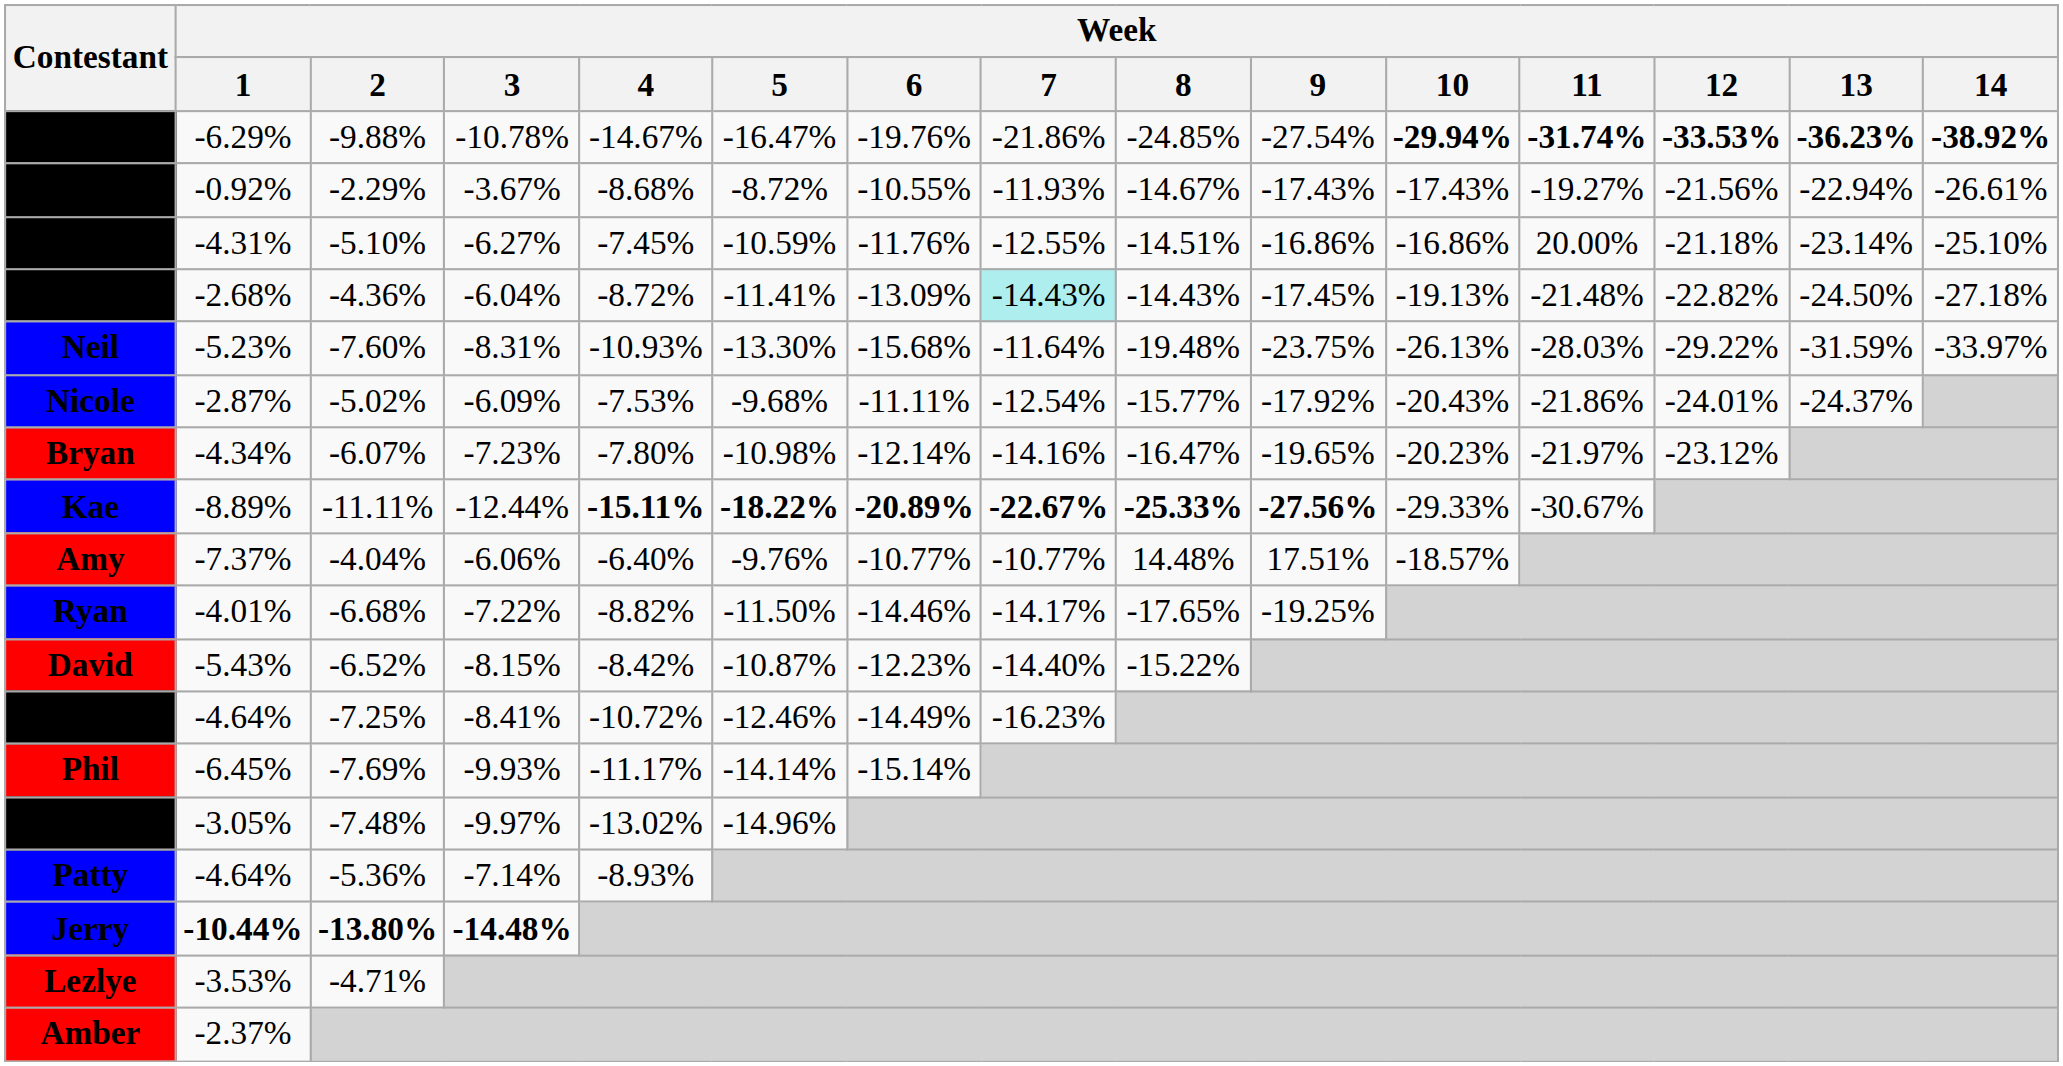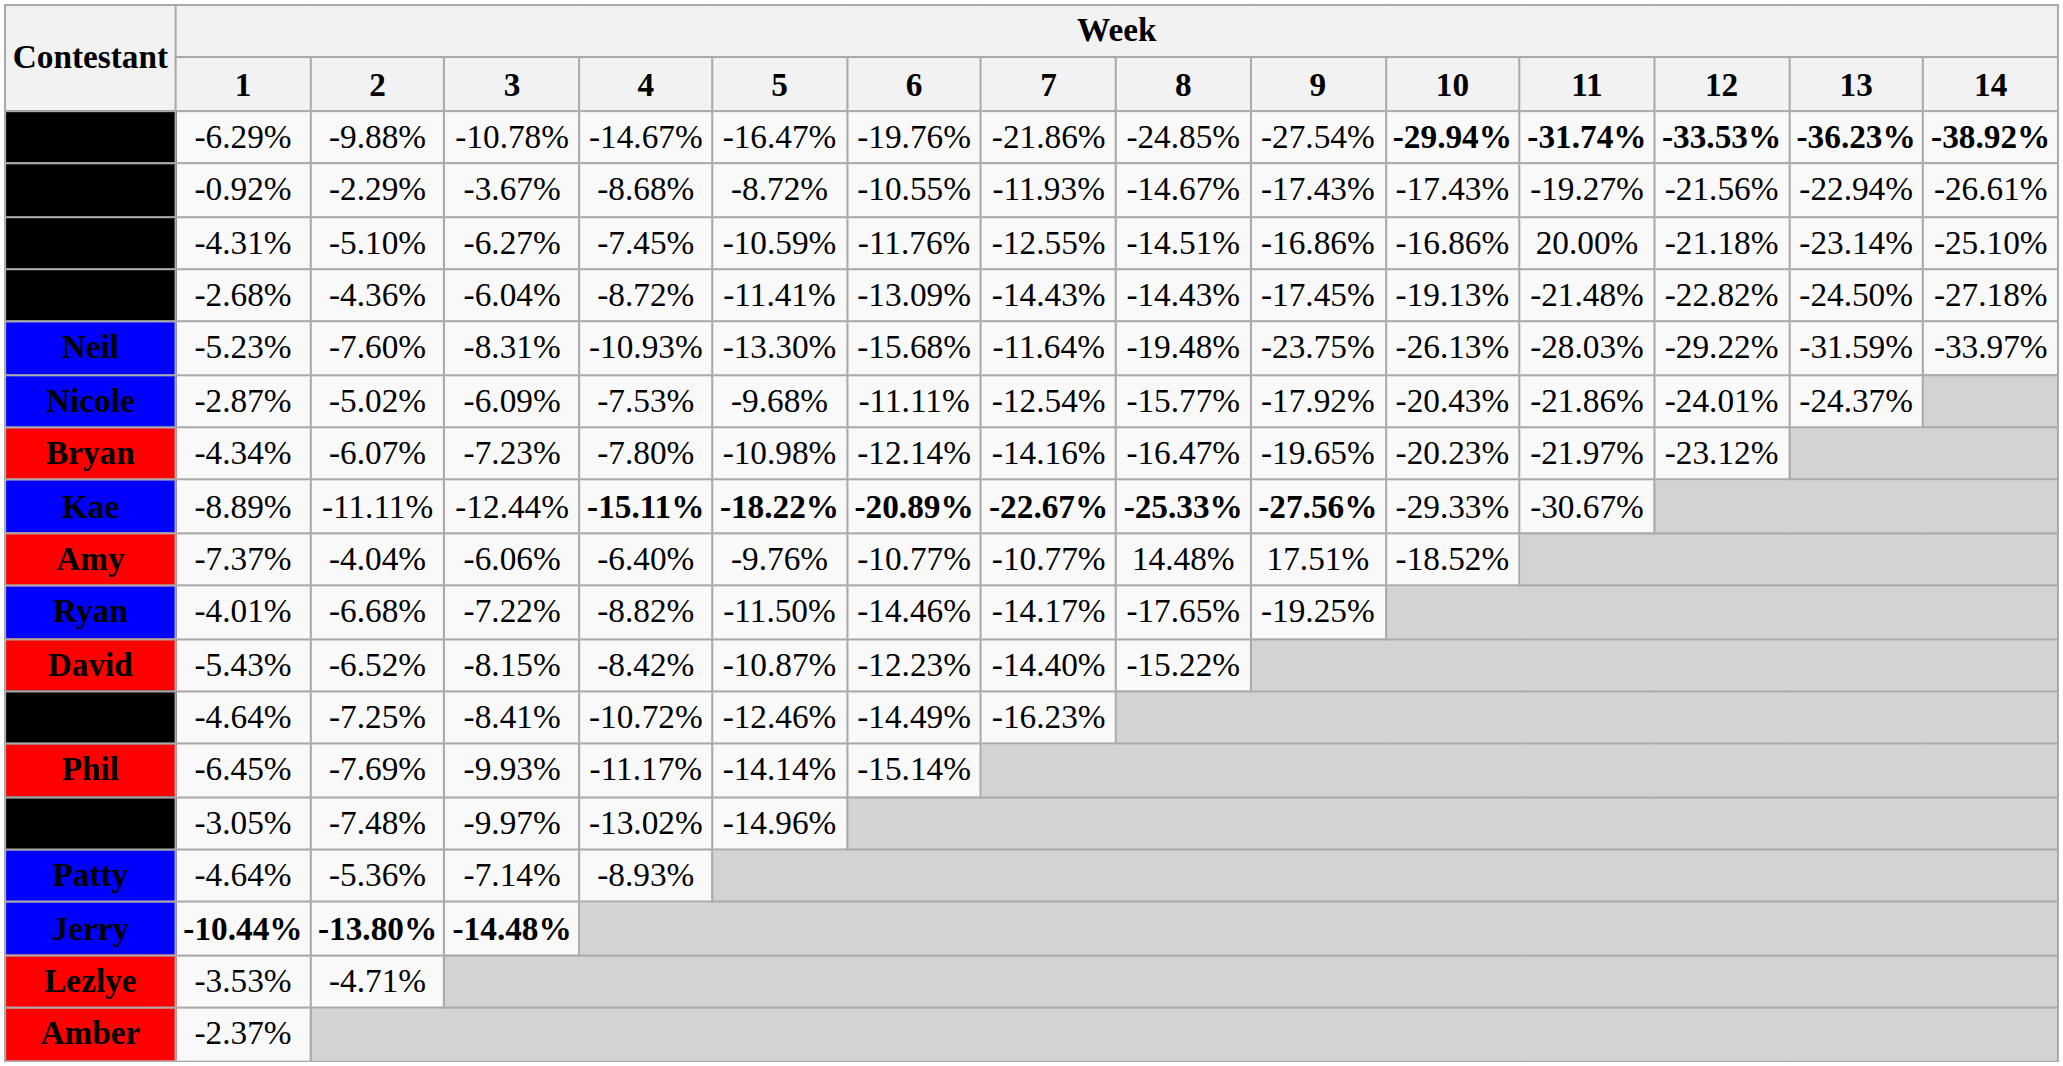(1049, 294) paleturquoise background -> (1049, 294) no background
(1452, 558) -18.57% -> (1452, 558) -18.52%
